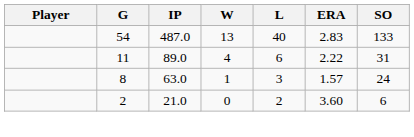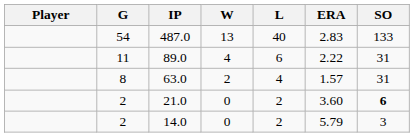(227, 79) 1 -> (227, 79) 2
(279, 79) 3 -> (279, 79) 4
(383, 79) 24 -> (383, 79) 31
(383, 100) normal -> (383, 100) bold
+ row: (175, 121)
